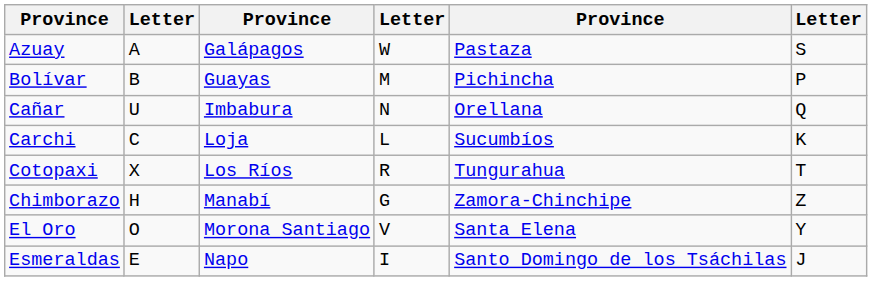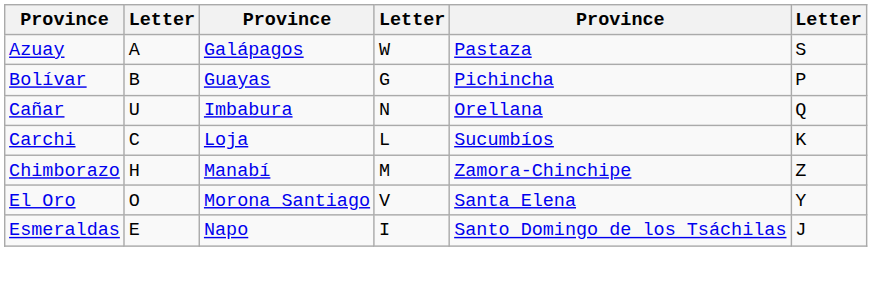(384, 80) M -> (384, 80) G
- row: (53, 170)
(384, 200) G -> (384, 170) M
